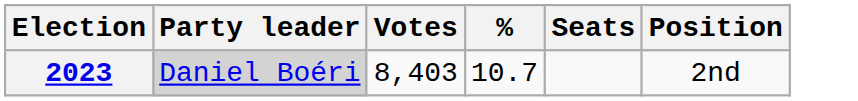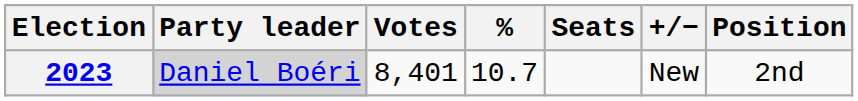+ column: (674, 28)
(416, 73) 8,403 -> (416, 73) 8,401
